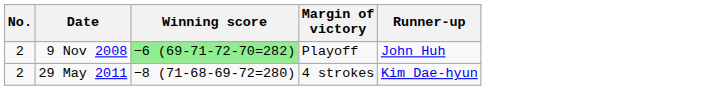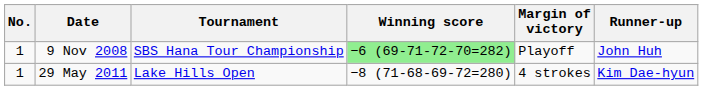+ column: (239, 23)
(20, 53) 2 -> (20, 53) 1
(20, 74) 2 -> (20, 74) 1
